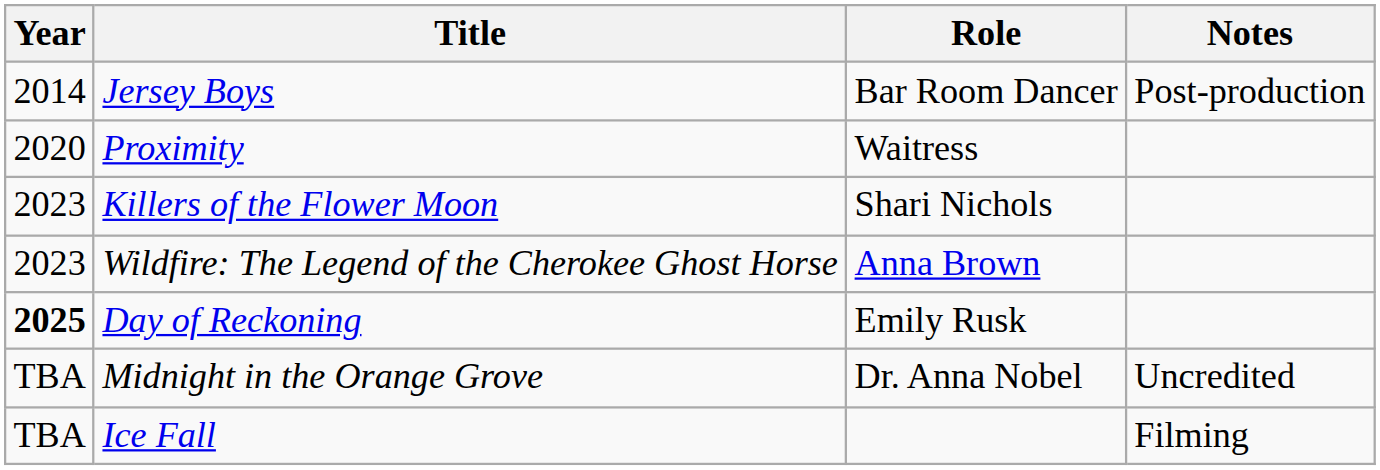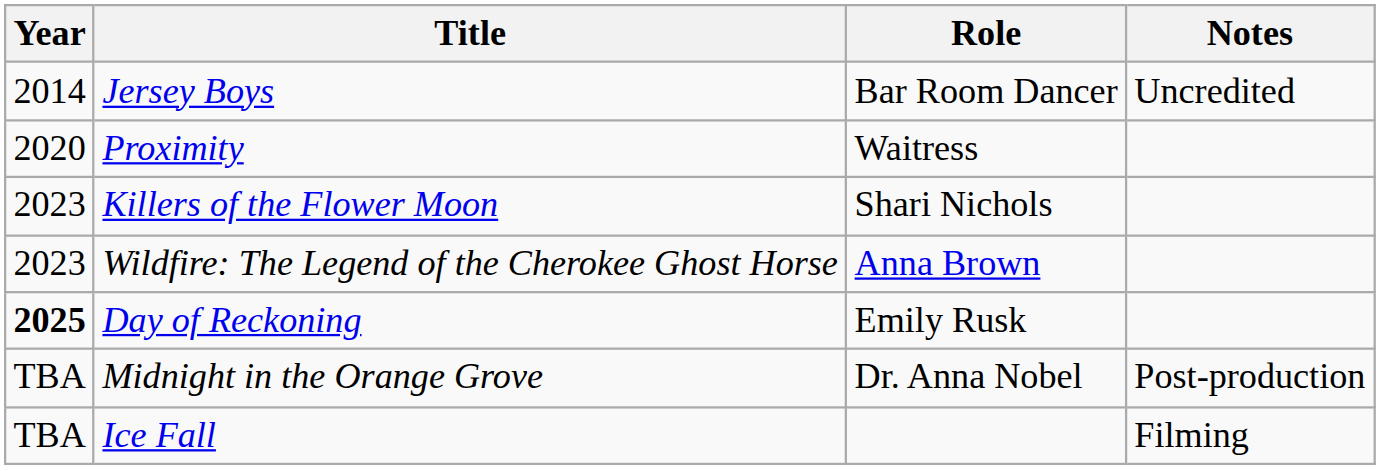(1250, 90) Post-production -> (1215, 90) Uncredited
(1215, 377) Uncredited -> (1250, 377) Post-production
